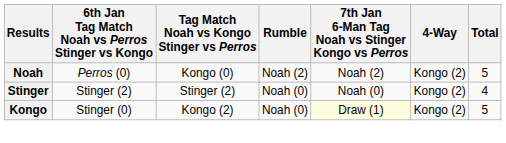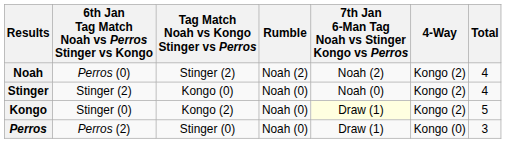(207, 72) Kongo (0) -> (207, 72) Stinger (2)
(485, 72) 5 -> (485, 72) 4
(207, 91) Stinger (2) -> (207, 91) Kongo (0)
+ row: (28, 128)
